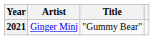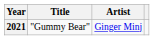columns swapped: (112, 12) <-> (54, 12)
